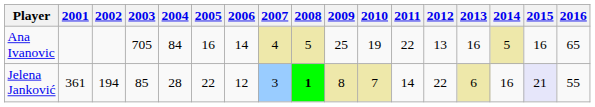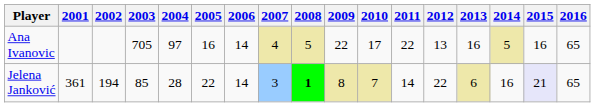(175, 44) 84 -> (175, 44) 97
(341, 44) 25 -> (341, 44) 22
(375, 44) 19 -> (375, 44) 17
(242, 82) 12 -> (242, 82) 14
(573, 82) 55 -> (573, 82) 65
